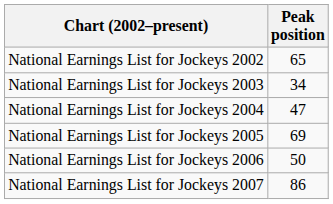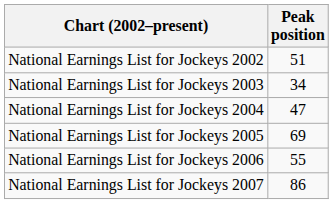(298, 60) 65 -> (298, 60) 51
(298, 160) 50 -> (298, 160) 55
